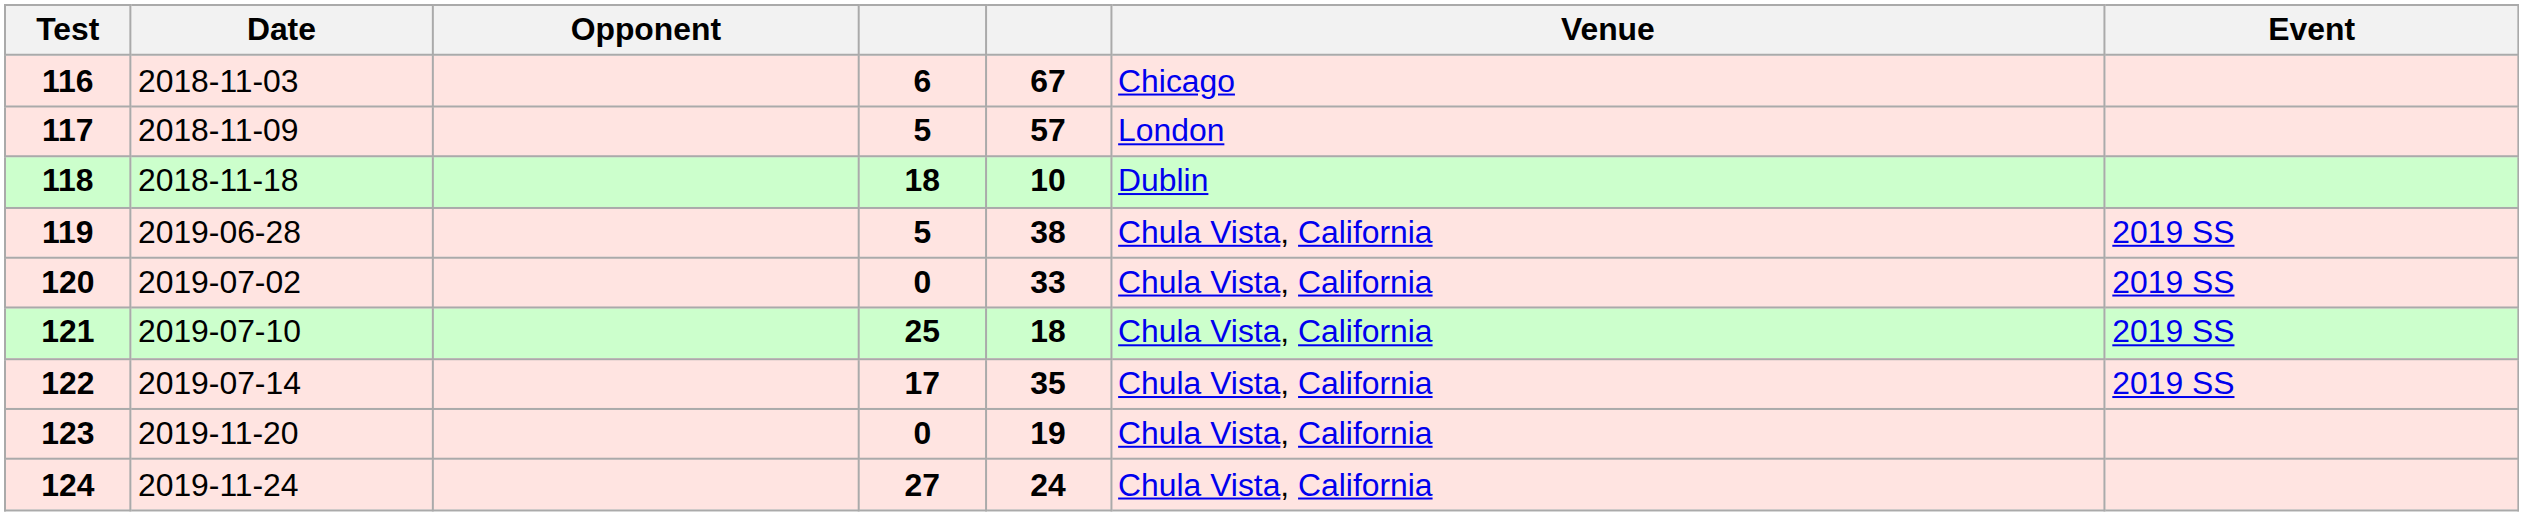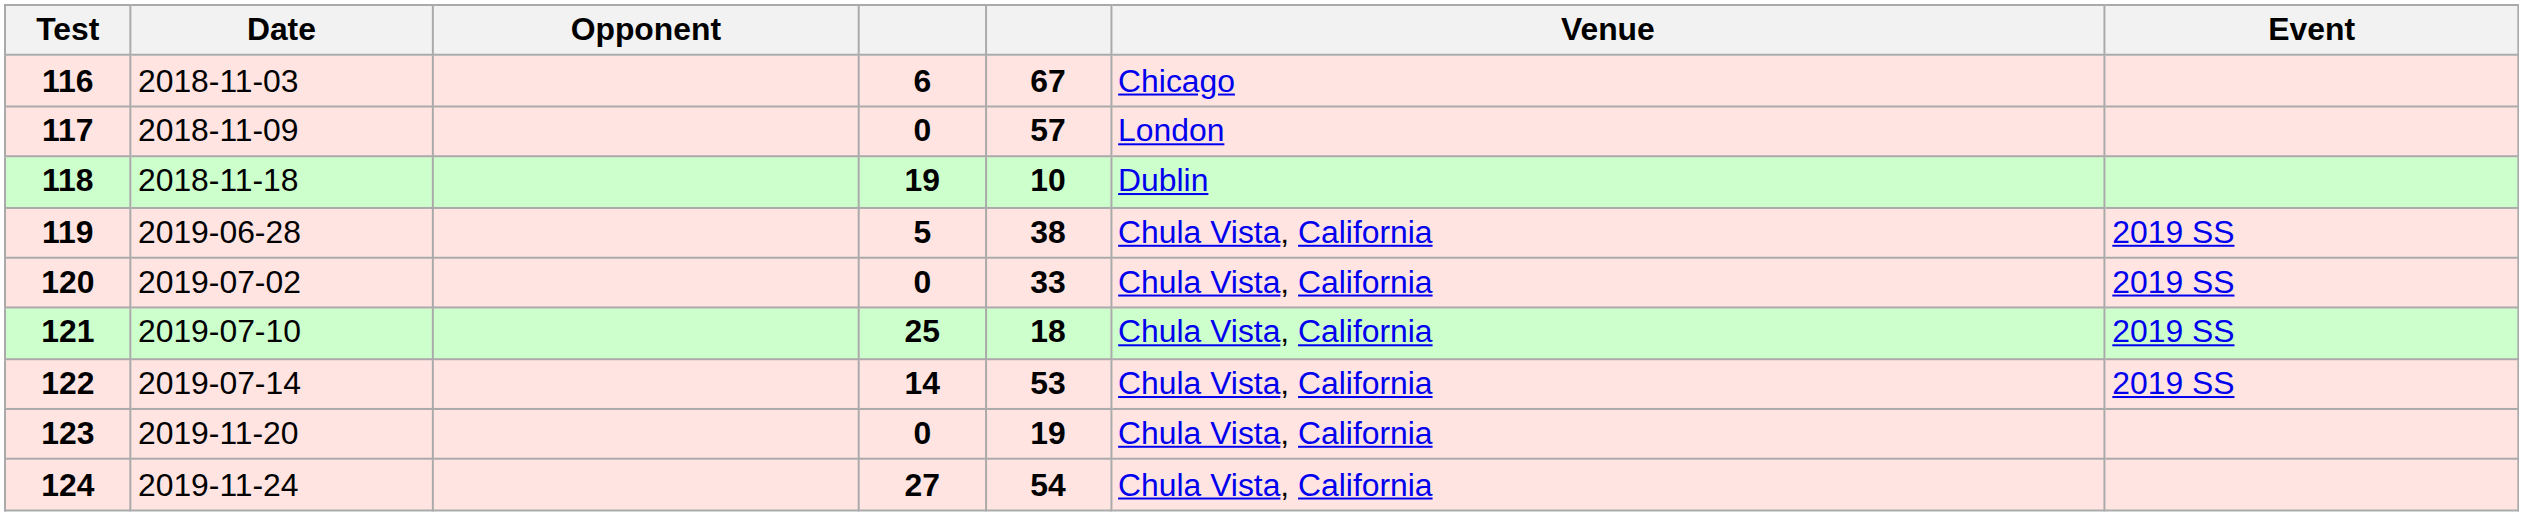(922, 130) 5 -> (922, 130) 0
(922, 181) 18 -> (922, 181) 19
(922, 383) 17 -> (922, 383) 14
(1048, 383) 35 -> (1048, 383) 53
(1048, 484) 24 -> (1048, 484) 54
